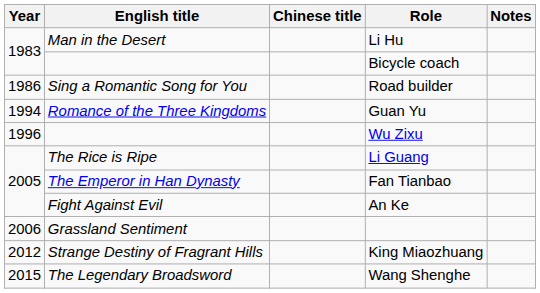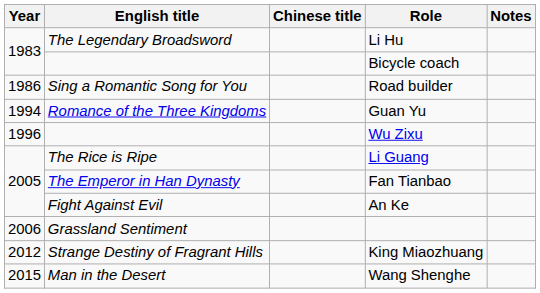(107, 39) Man in the Desert -> (140, 39) The Legendary Broadsword
(140, 275) The Legendary Broadsword -> (107, 275) Man in the Desert
